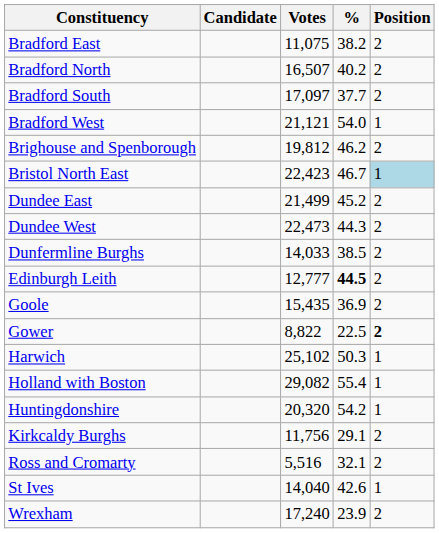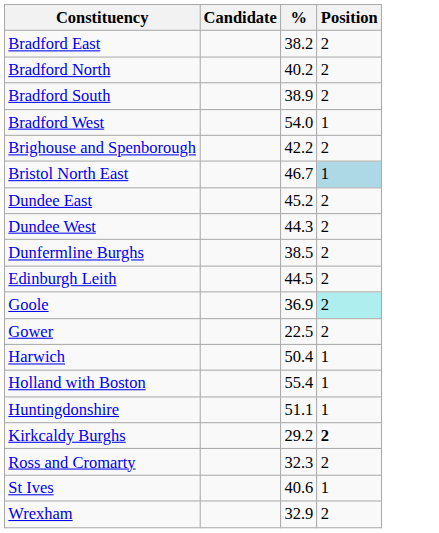- column: (307, 17)
(352, 95) 37.7 -> (299, 95) 38.9
(352, 148) 46.2 -> (299, 148) 42.2
(352, 278) bold -> (299, 278) normal
(378, 305) no background -> (325, 305) paleturquoise background
(378, 331) bold -> (325, 331) normal
(352, 357) 50.3 -> (299, 357) 50.4
(352, 409) 54.2 -> (299, 409) 51.1
(352, 435) 29.1 -> (299, 435) 29.2
(378, 435) normal -> (325, 435) bold
(352, 461) 32.1 -> (299, 461) 32.3
(352, 488) 42.6 -> (299, 488) 40.6
(352, 514) 23.9 -> (299, 514) 32.9
